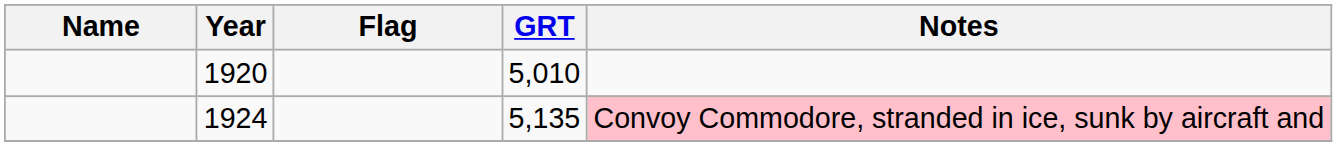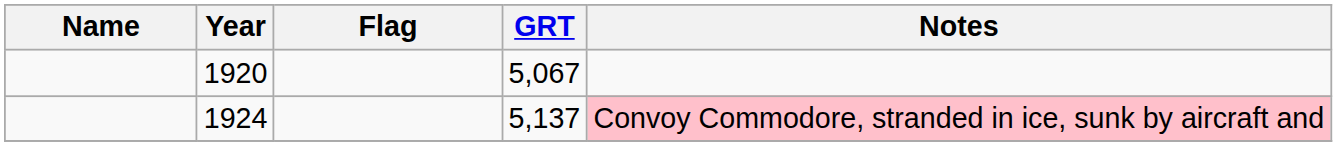(544, 72) 5,010 -> (544, 72) 5,067
(544, 118) 5,135 -> (544, 118) 5,137
